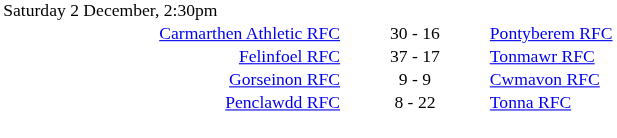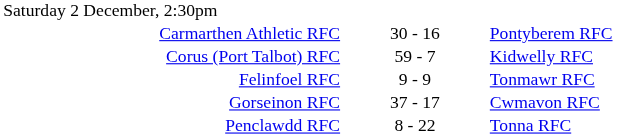+ row: (253, 56)
(415, 56) 37 - 17 -> (415, 79) 9 - 9
(415, 79) 9 - 9 -> (415, 102) 37 - 17
